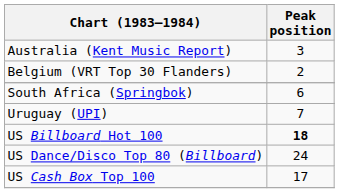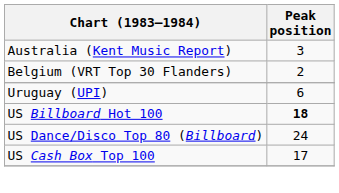- row: (101, 93)
(300, 114) 7 -> (300, 93) 6
